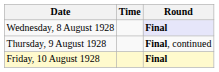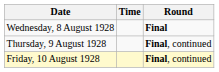(156, 28) lavender background -> (156, 28) no background
(156, 59) Final -> (178, 59) Final, continued
